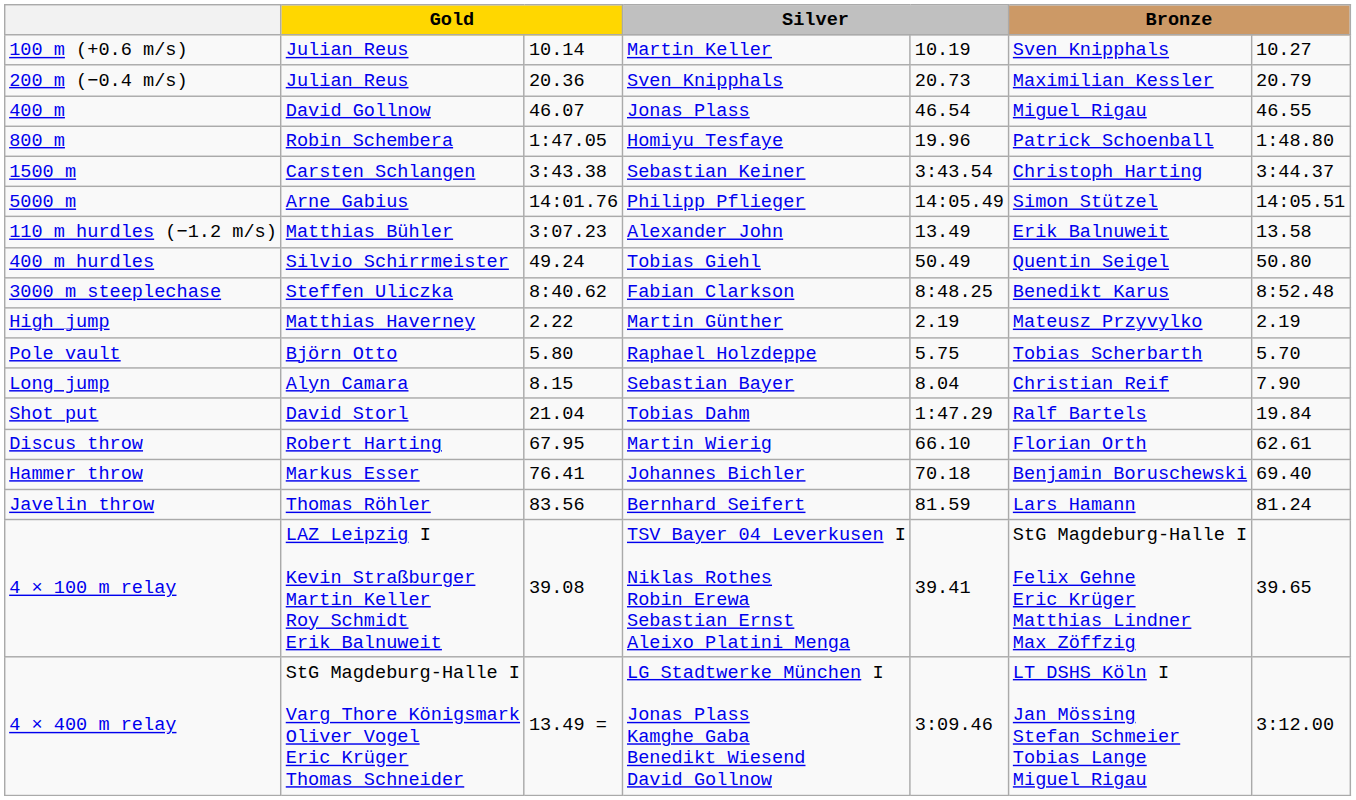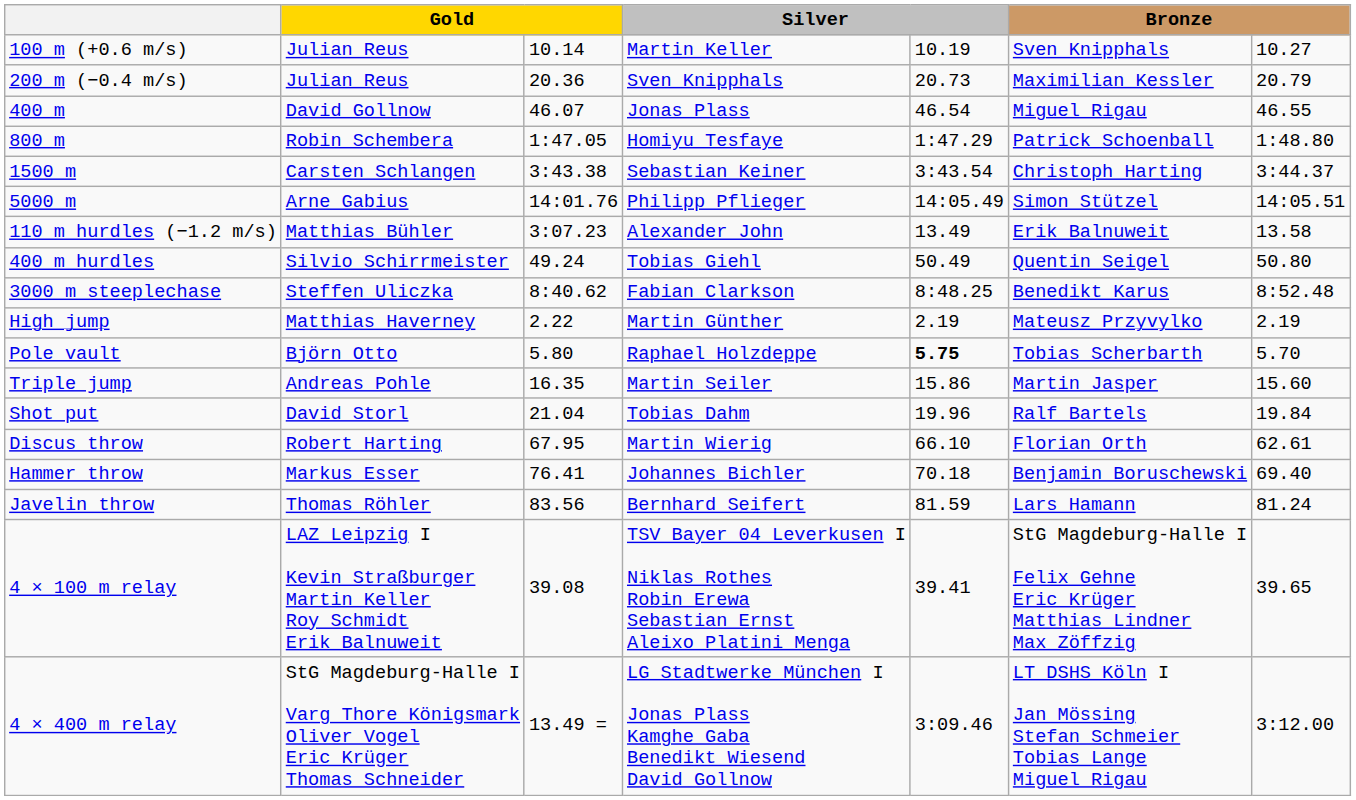(943, 141) 19.96 -> (954, 141) 1:47.29
(937, 353) normal -> (937, 353) bold
+ row: (71, 383)
- row: (59, 383)
(954, 414) 1:47.29 -> (943, 414) 19.96
